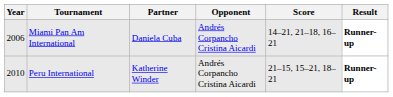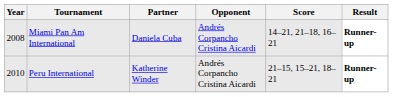(16, 38) 2006 -> (16, 38) 2008
